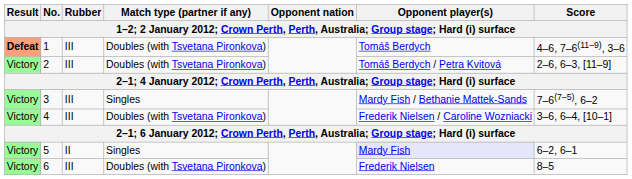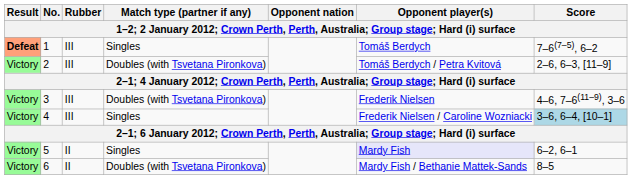(186, 47) Doubles (with Tsvetana Pironkova) -> (123, 47) Singles
(581, 47) 4–6, 7–6(11–9), 3–6 -> (567, 47) 7–6(7–5), 6–2
(123, 99) Singles -> (186, 99) Doubles (with Tsvetana Pironkova)
(443, 99) Mardy Fish / Bethanie Mattek-Sands -> (397, 99) Frederik Nielsen
(567, 99) 7–6(7–5), 6–2 -> (581, 99) 4–6, 7–6(11–9), 3–6
(186, 117) Doubles (with Tsvetana Pironkova) -> (123, 117) Singles
(574, 117) no background -> (574, 117) lightblue background
(69, 166) III -> (68, 166) II
(397, 166) Frederik Nielsen -> (443, 166) Mardy Fish / Bethanie Mattek-Sands
